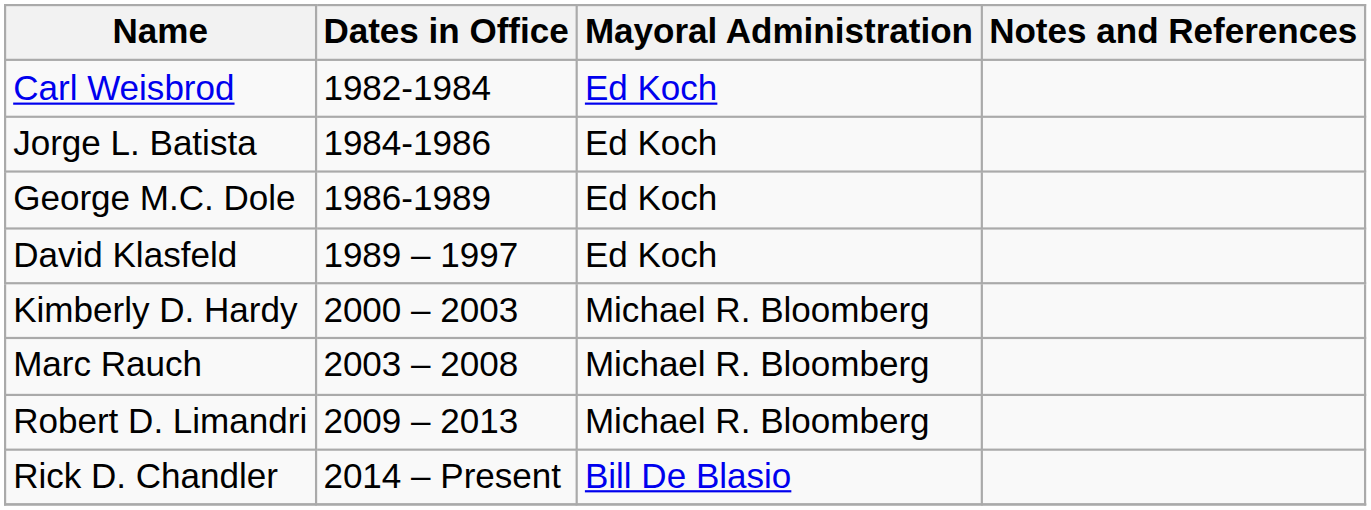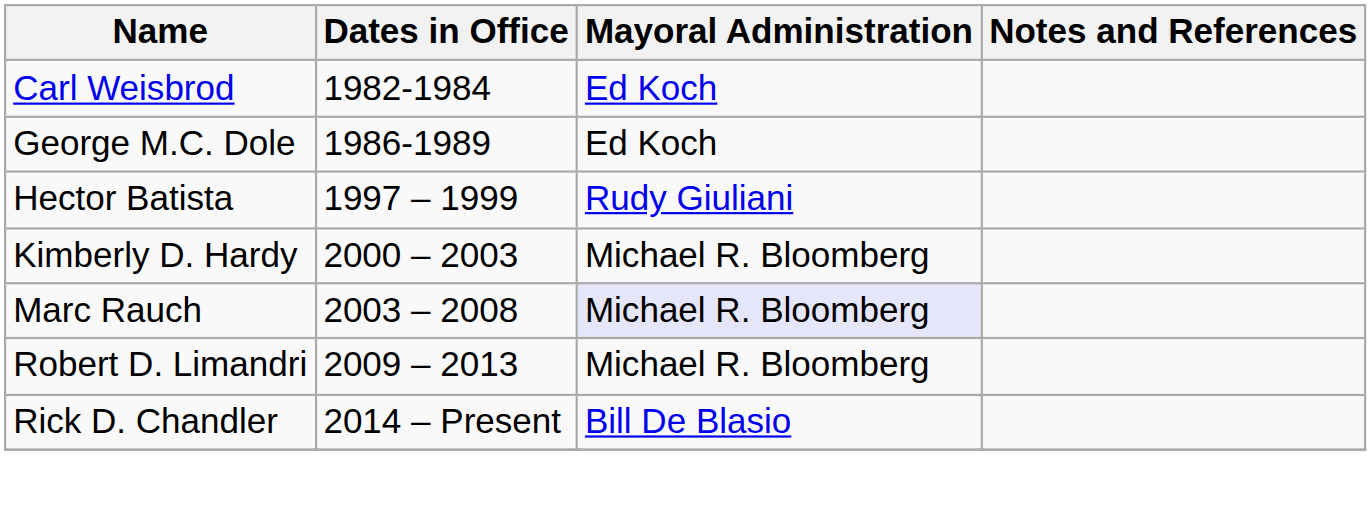- row: (135, 143)
- row: (125, 254)
+ row: (123, 198)
(757, 365) no background -> (757, 310) lavender background
